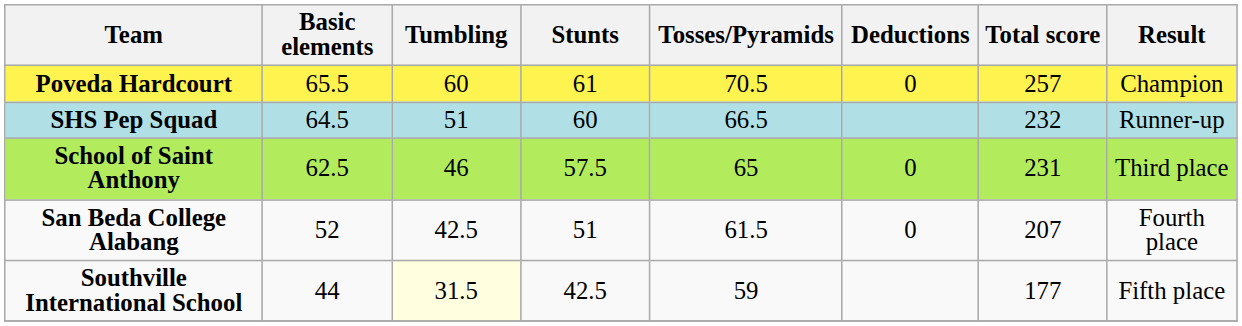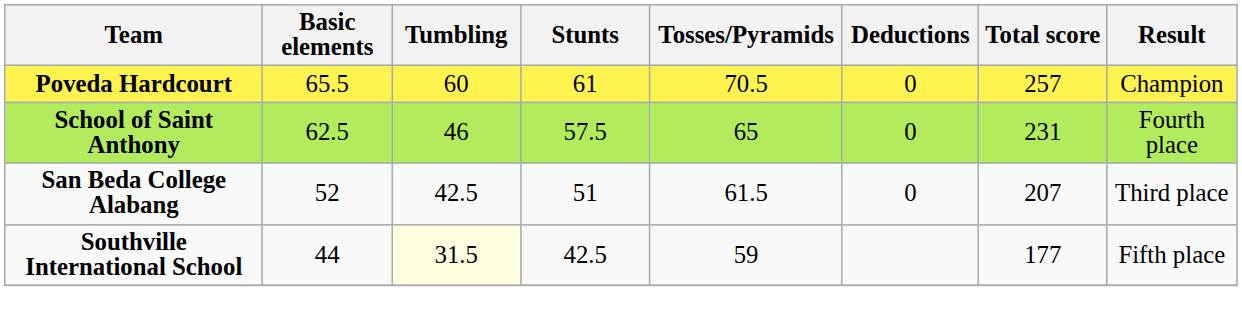- row: (134, 119)
(1172, 168) Third place -> (1172, 132) Fourth place
(1172, 229) Fourth place -> (1172, 193) Third place
